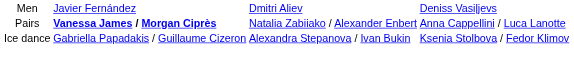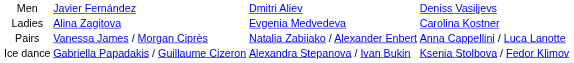+ row: (27, 23)
(135, 23) bold -> (131, 38) normal
